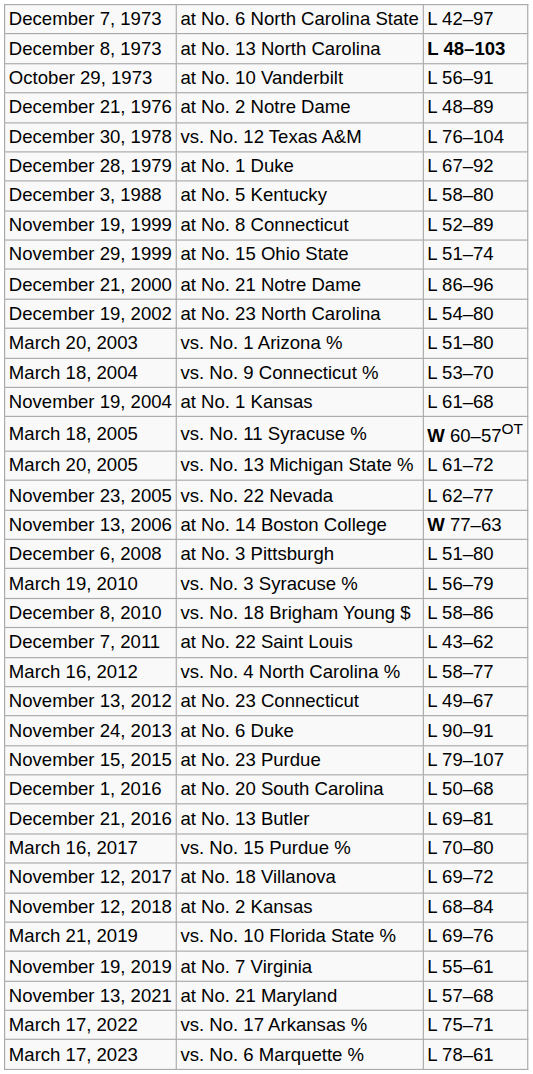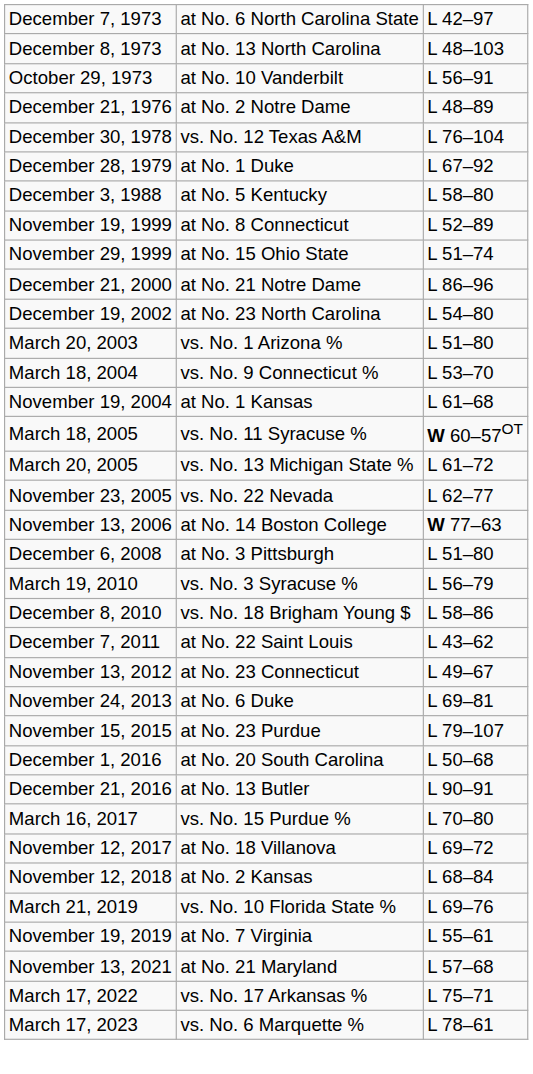(466, 48) bold -> (466, 48) normal
- row: (73, 671)
(460, 730) L 90–91 -> (460, 701) L 69–81
(460, 818) L 69–81 -> (460, 789) L 90–91
